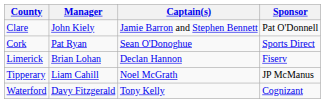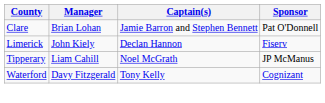(73, 28) John Kiely -> (76, 28) Brian Lohan
- row: (17, 43)
(76, 59) Brian Lohan -> (73, 43) John Kiely
